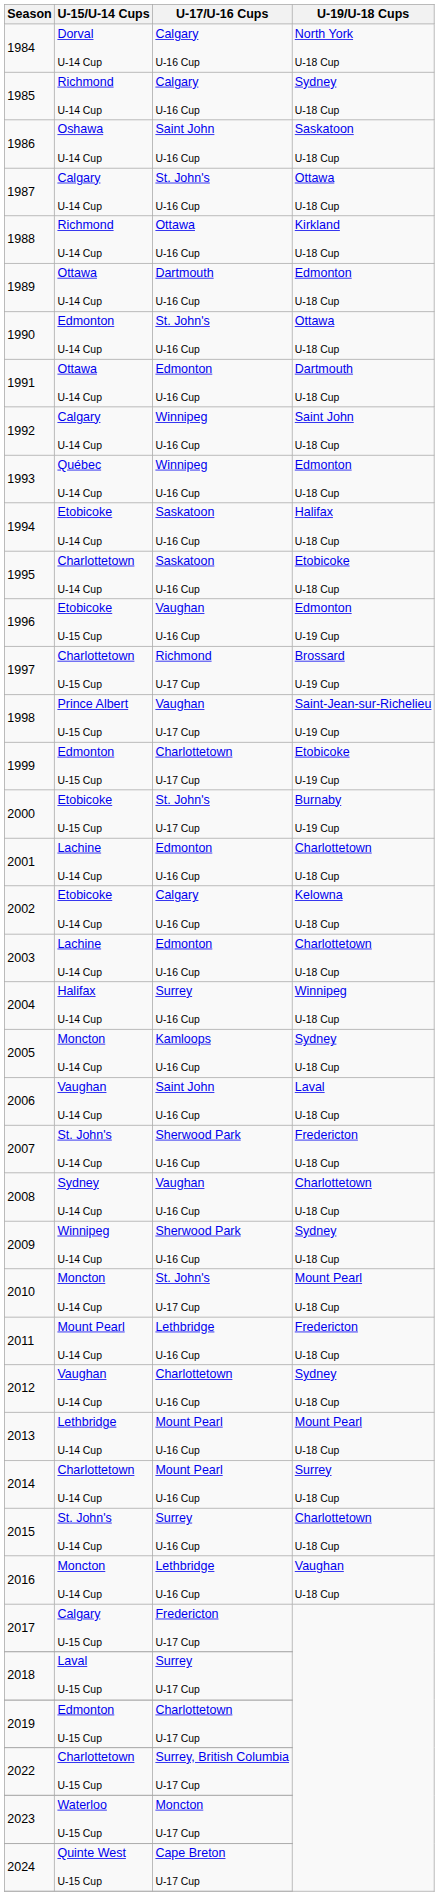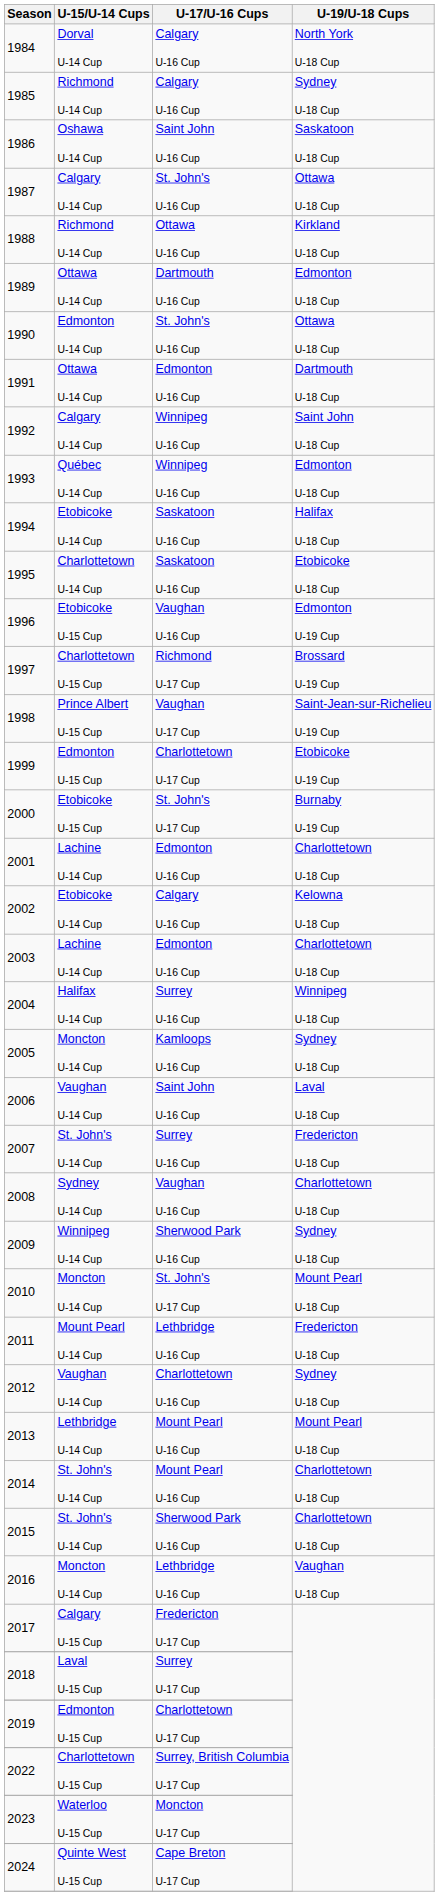(198, 1149) Sherwood Park U-16 Cup -> (178, 1149) Surrey U-16 Cup
(96, 1484) Charlottetown U-14 Cup -> (85, 1484) St. John's U-14 Cup
(317, 1484) Surrey U-18 Cup -> (333, 1484) Charlottetown U-18 Cup
(178, 1532) Surrey U-16 Cup -> (198, 1532) Sherwood Park U-16 Cup
